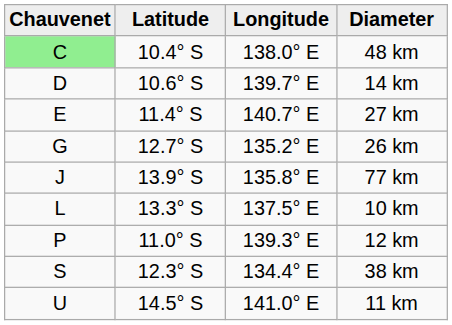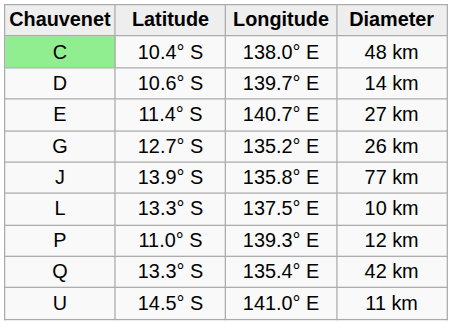+ row: (392, 271)
- row: (392, 271)
